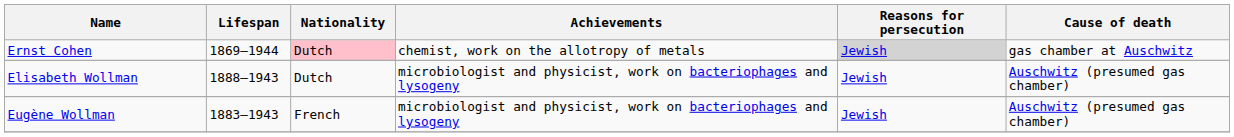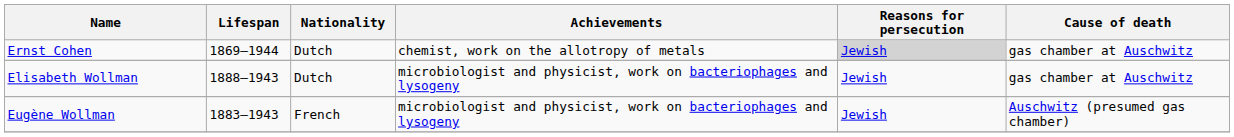(313, 50) pink background -> (313, 50) no background
(1097, 78) Auschwitz (presumed gas chamber) -> (1101, 78) gas chamber at Auschwitz
